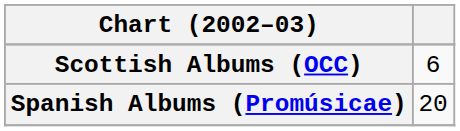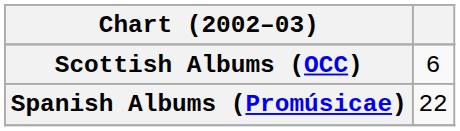(433, 105) 20 -> (433, 105) 22
